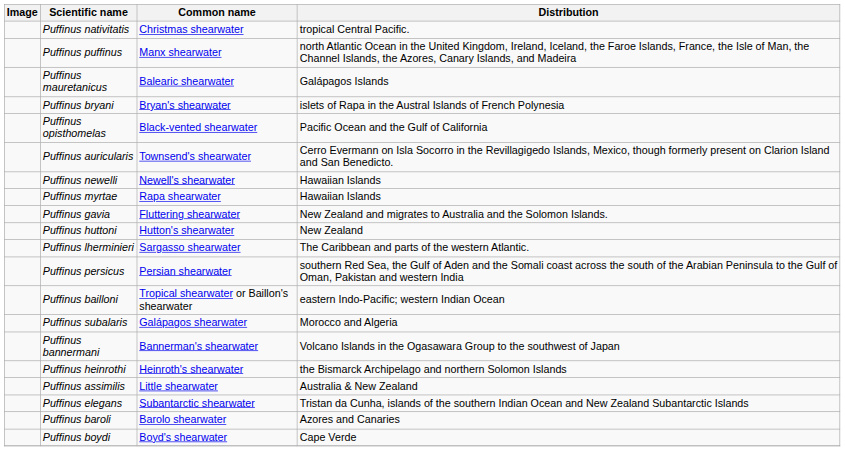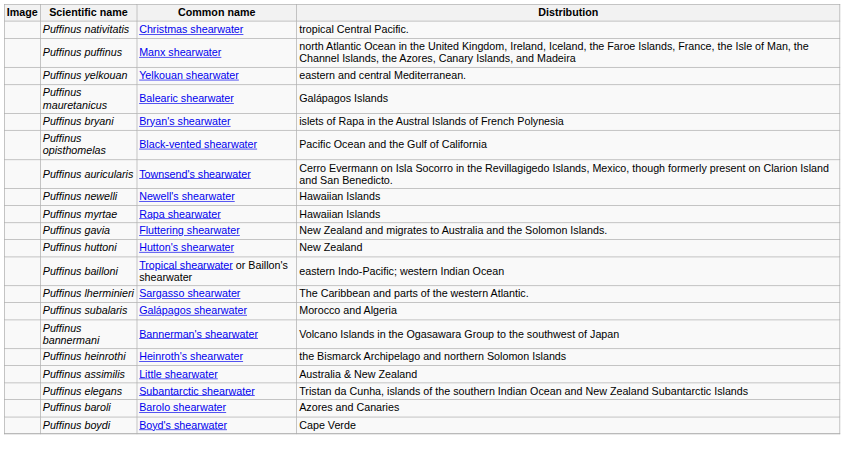+ row: (85, 76)
rows swapped: (88, 248) <-> (80, 300)
- row: (84, 271)
